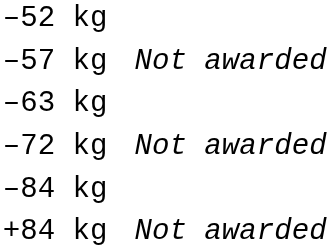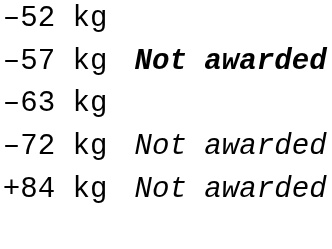(231, 61) normal -> (231, 61) bold
- row: (55, 189)
